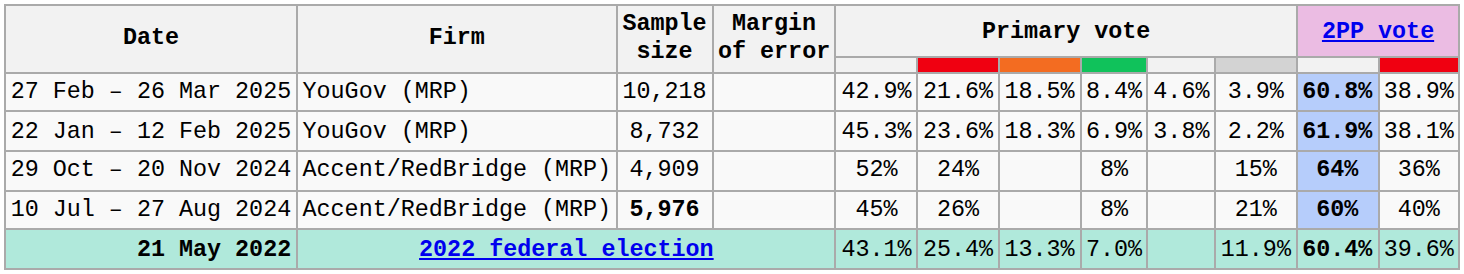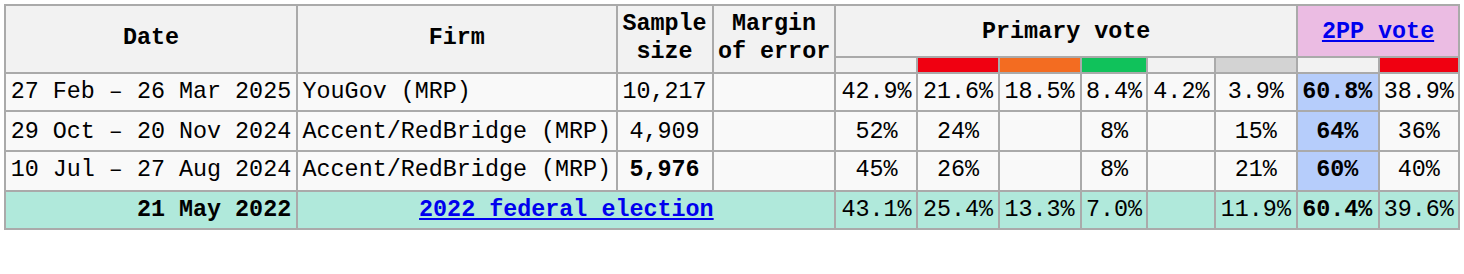(665, 92) 10,218 -> (665, 92) 10,217
(1181, 92) 4.6% -> (1181, 92) 4.2%
- row: (151, 131)
